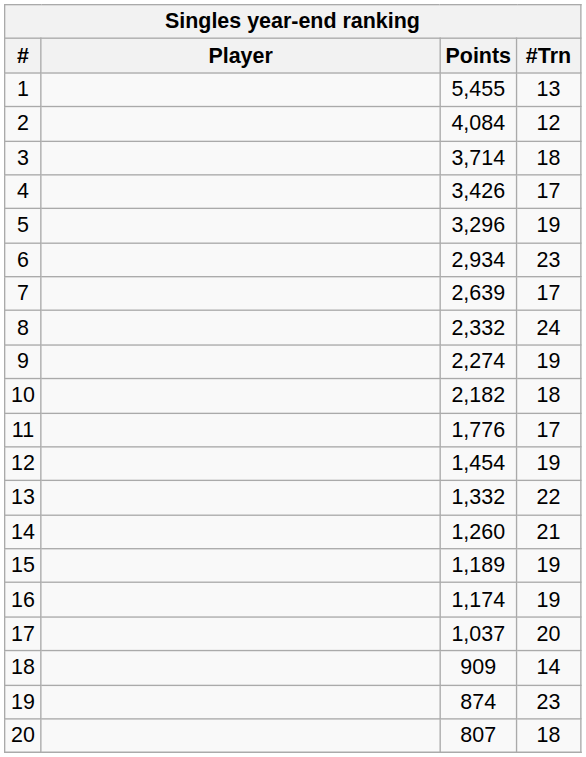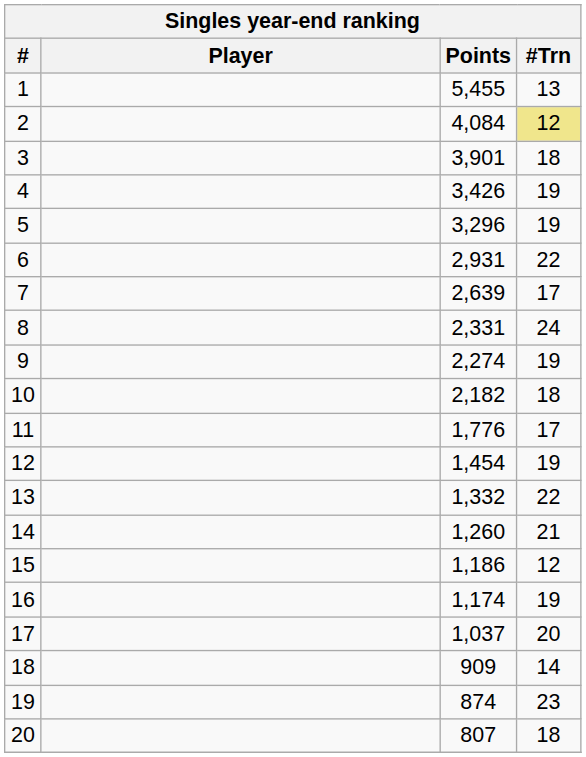(548, 123) no background -> (548, 123) khaki background
(478, 157) 3,714 -> (478, 157) 3,901
(548, 191) 17 -> (548, 191) 19
(478, 259) 2,934 -> (478, 259) 2,931
(548, 259) 23 -> (548, 259) 22
(478, 327) 2,332 -> (478, 327) 2,331
(478, 565) 1,189 -> (478, 565) 1,186
(548, 565) 19 -> (548, 565) 12
